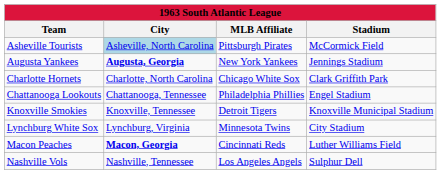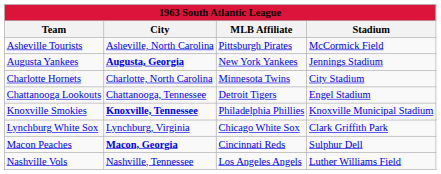(160, 45) lightblue background -> (160, 45) no background
(259, 78) Chicago White Sox -> (254, 78) Minnesota Twins
(349, 78) Clark Griffith Park -> (337, 78) City Stadium
(261, 95) Philadelphia Phillies -> (248, 95) Detroit Tigers
(151, 111) normal -> (152, 111) bold
(248, 111) Detroit Tigers -> (261, 111) Philadelphia Phillies
(254, 128) Minnesota Twins -> (259, 128) Chicago White Sox
(337, 128) City Stadium -> (349, 128) Clark Griffith Park
(355, 144) Luther Williams Field -> (336, 144) Sulphur Dell
(336, 161) Sulphur Dell -> (355, 161) Luther Williams Field
